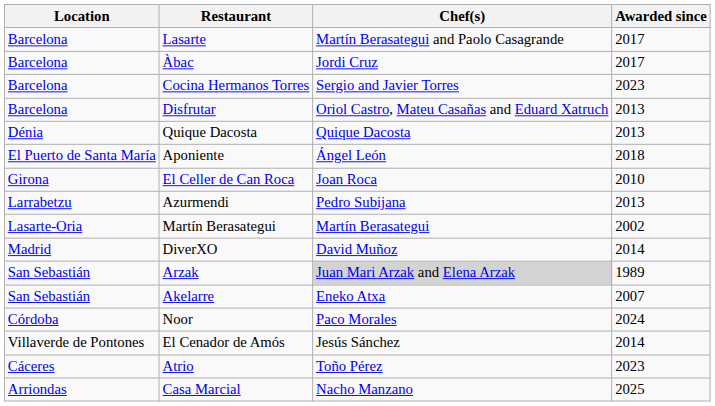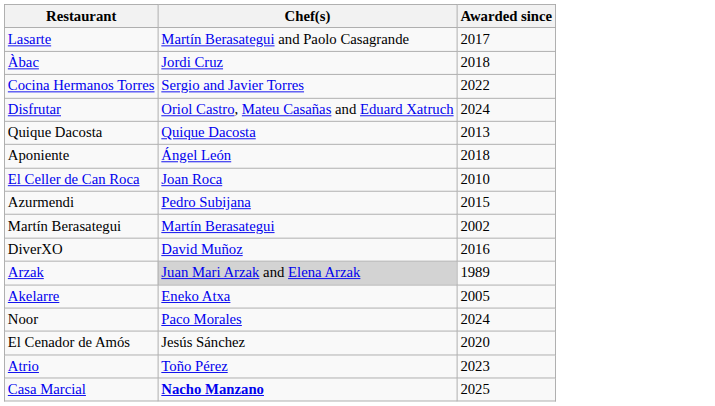- column: (82, 16)
(630, 62) 2017 -> (475, 62) 2018
(630, 86) 2023 -> (475, 86) 2022
(630, 109) 2013 -> (475, 109) 2024
(630, 202) 2013 -> (475, 202) 2015
(630, 249) 2014 -> (475, 249) 2016
(630, 296) 2007 -> (475, 296) 2005
(630, 343) 2014 -> (475, 343) 2020
(365, 389) normal -> (213, 389) bold
